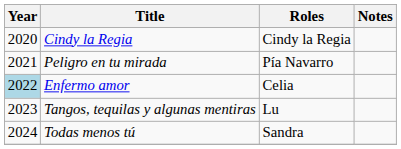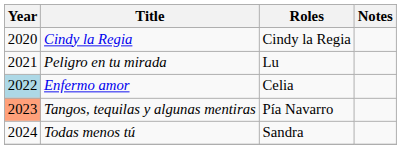(298, 62) Pía Navarro -> (271, 62) Lu
(23, 109) no background -> (23, 109) lightsalmon background
(271, 109) Lu -> (298, 109) Pía Navarro
